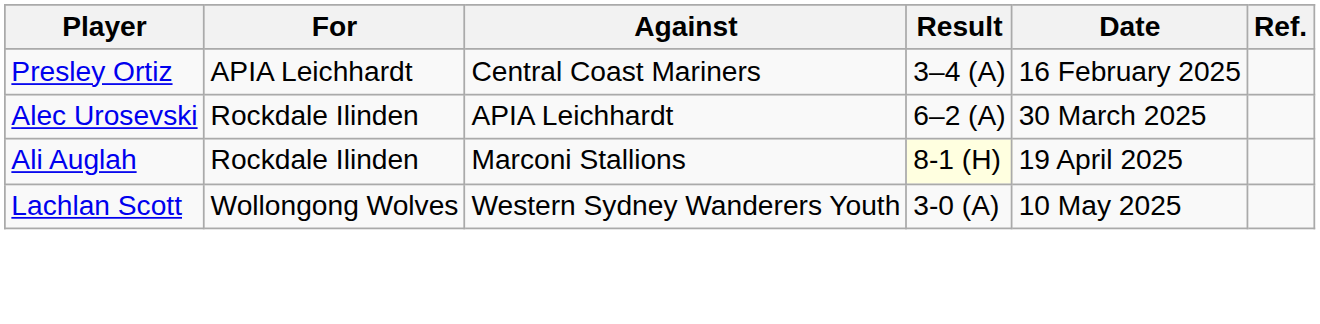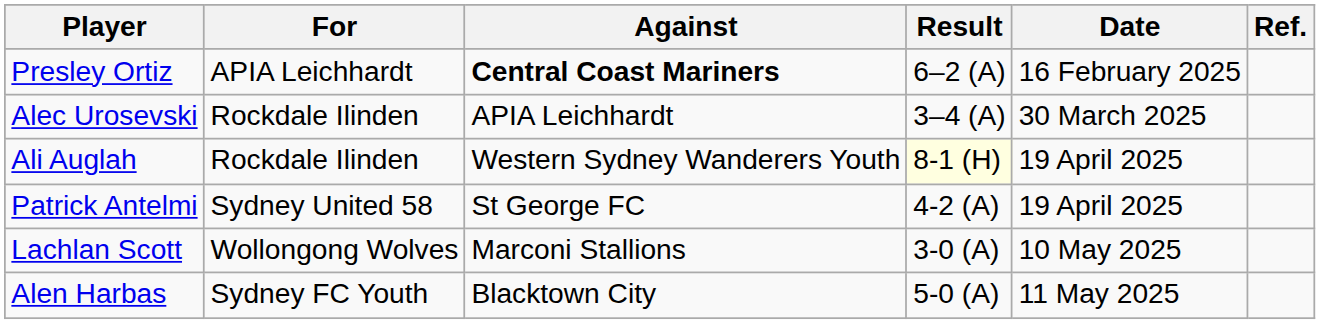(616, 71) normal -> (626, 71) bold
(959, 71) 3–4 (A) -> (959, 71) 6–2 (A)
(959, 116) 6–2 (A) -> (959, 116) 3–4 (A)
(579, 160) Marconi Stallions -> (686, 160) Western Sydney Wanderers Youth
+ row: (104, 205)
(686, 205) Western Sydney Wanderers Youth -> (579, 250) Marconi Stallions
+ row: (89, 294)
